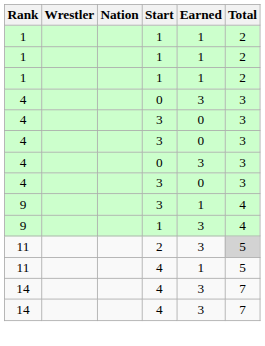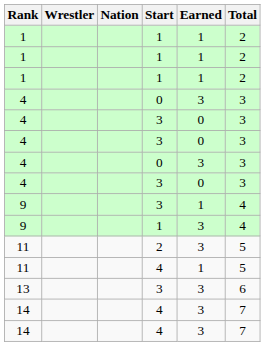(242, 246) lightgrey background -> (242, 246) no background
+ row: (23, 288)
